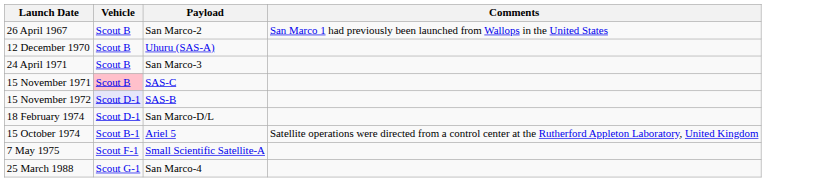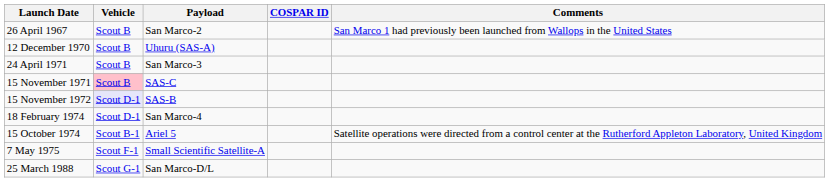+ column: (299, 13)
(180, 116) San Marco-D/L -> (174, 116) San Marco-4
(174, 168) San Marco-4 -> (180, 168) San Marco-D/L
